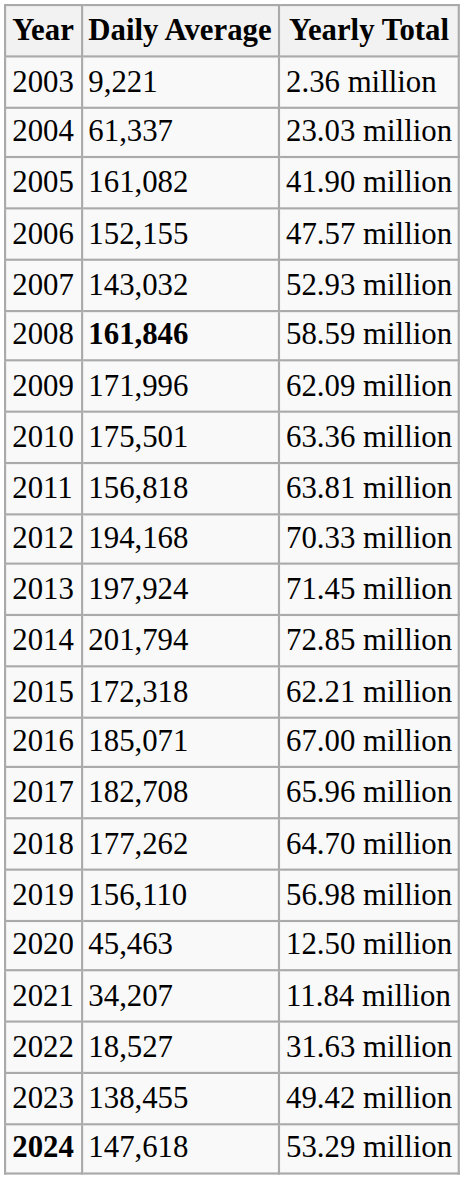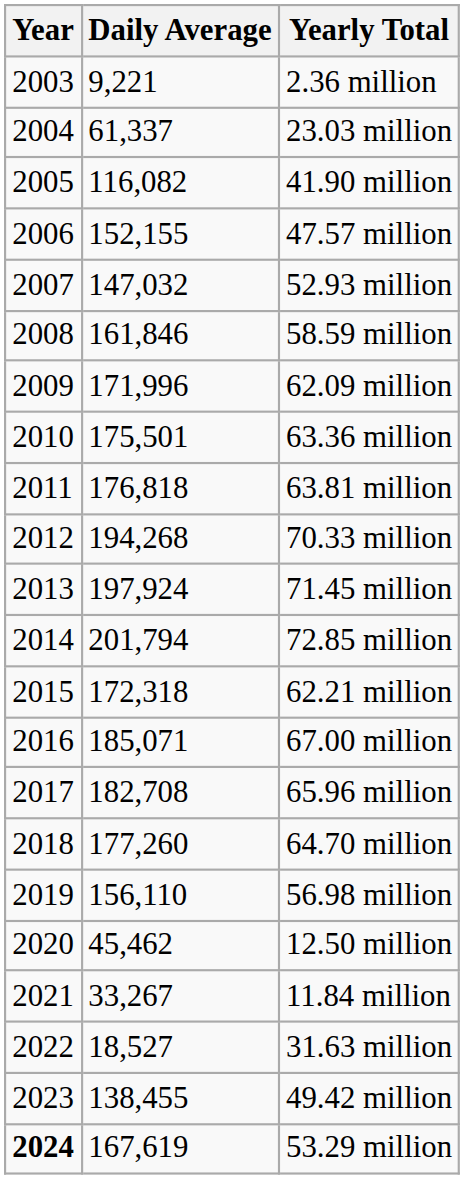(138, 182) 161,082 -> (138, 182) 116,082
(138, 284) 143,032 -> (138, 284) 147,032
(138, 335) bold -> (138, 335) normal
(138, 487) 156,818 -> (138, 487) 176,818
(138, 538) 194,168 -> (138, 538) 194,268
(138, 843) 177,262 -> (138, 843) 177,260
(131, 945) 45,463 -> (131, 945) 45,462
(131, 995) 34,207 -> (131, 995) 33,267
(138, 1148) 147,618 -> (138, 1148) 167,619
